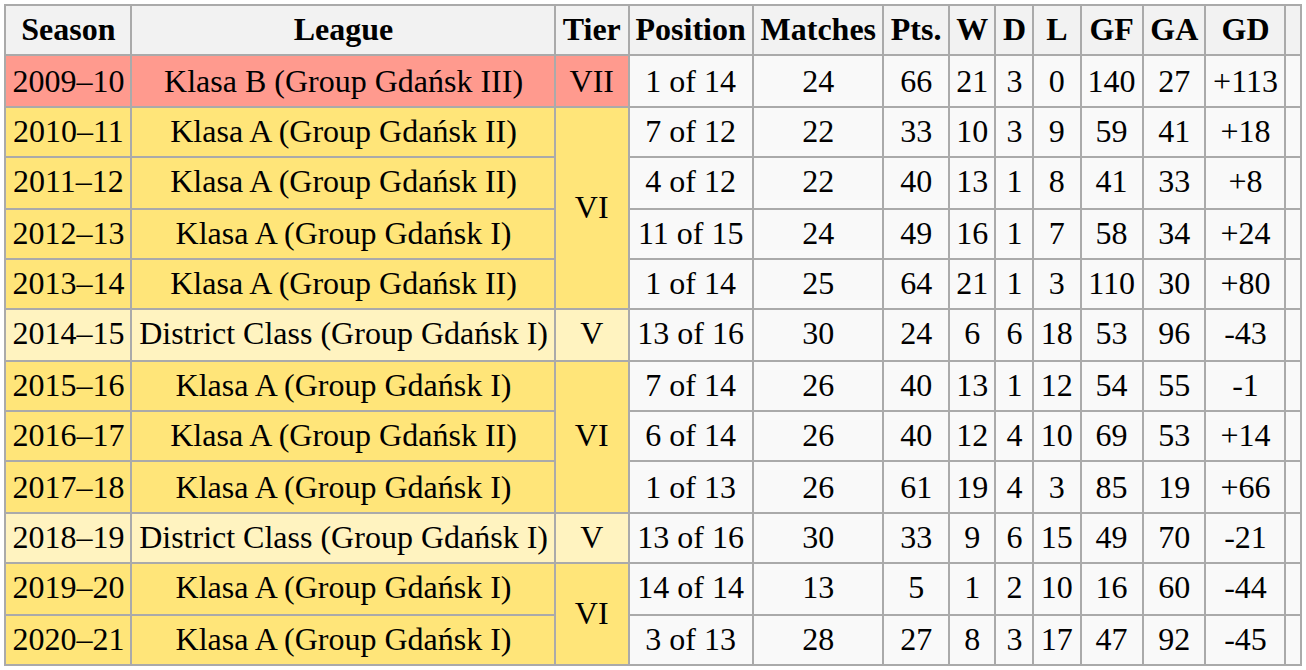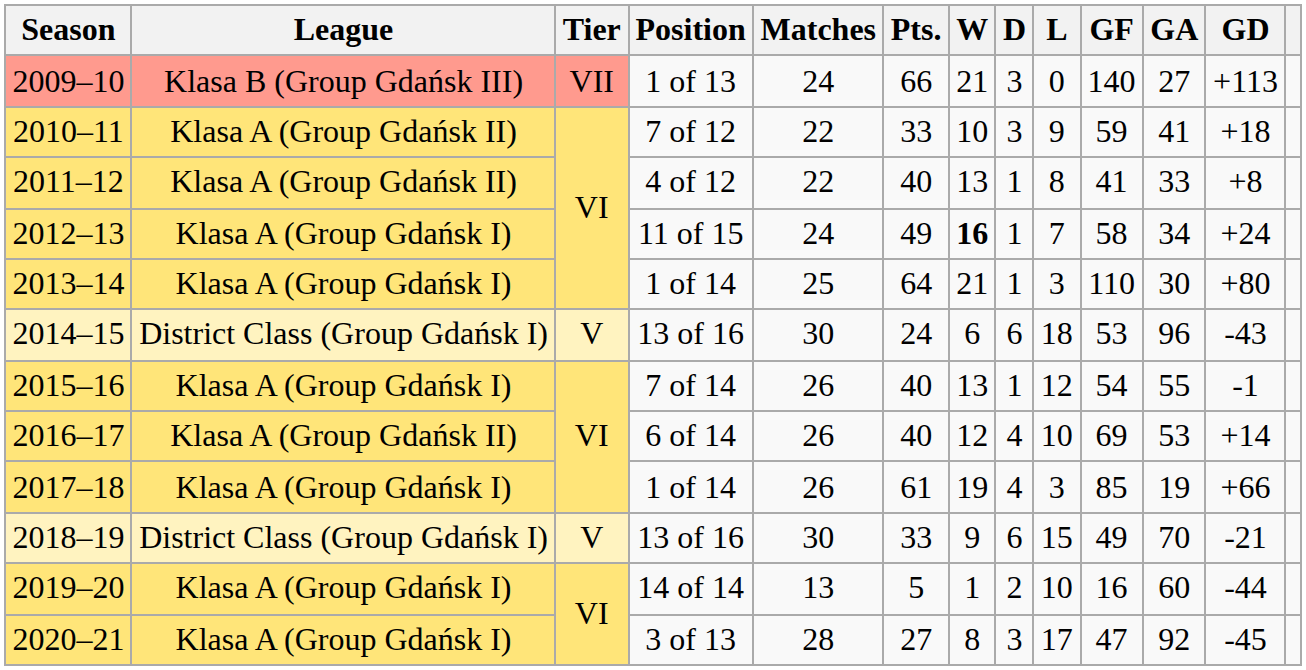(691, 80) 1 of 14 -> (691, 80) 1 of 13
(972, 232) normal -> (972, 232) bold
(344, 283) Klasa A (Group Gdańsk II) -> (344, 283) Klasa A (Group Gdańsk I)
(691, 486) 1 of 13 -> (691, 486) 1 of 14
